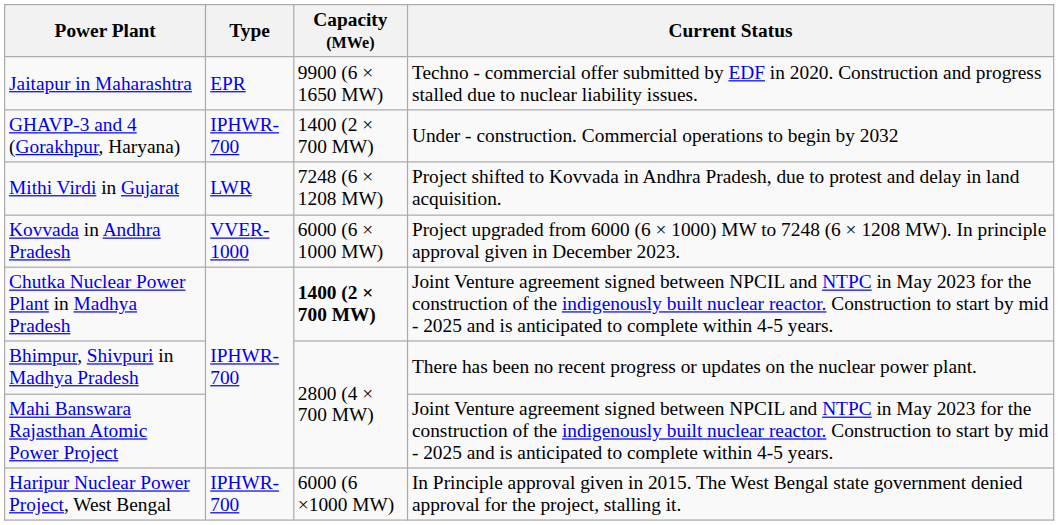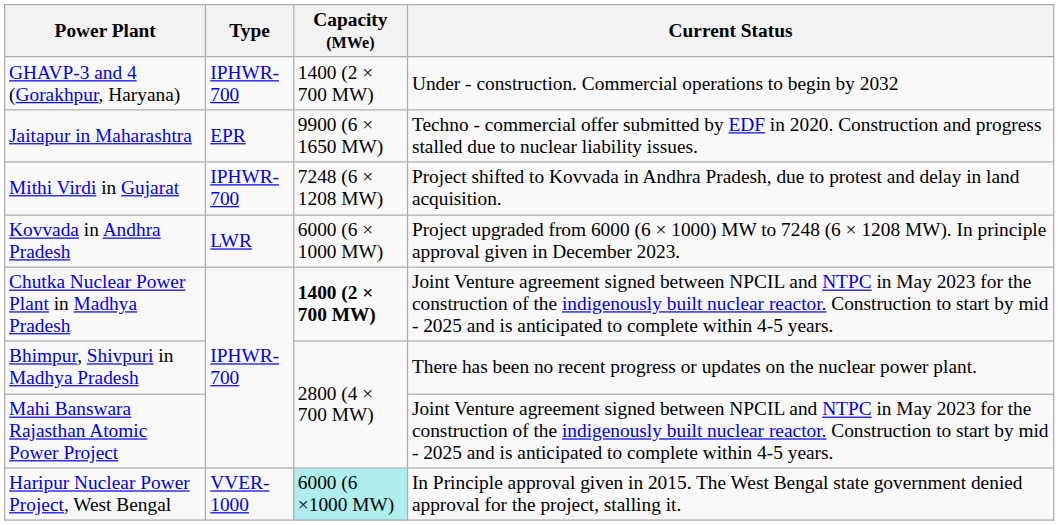rows swapped: (100, 83) <-> (95, 135)
(231, 188) LWR -> (245, 188) IPHWR-700
(240, 240) VVER-1000 -> (231, 240) LWR
(245, 494) IPHWR-700 -> (240, 494) VVER-1000
(346, 494) no background -> (346, 494) paleturquoise background
